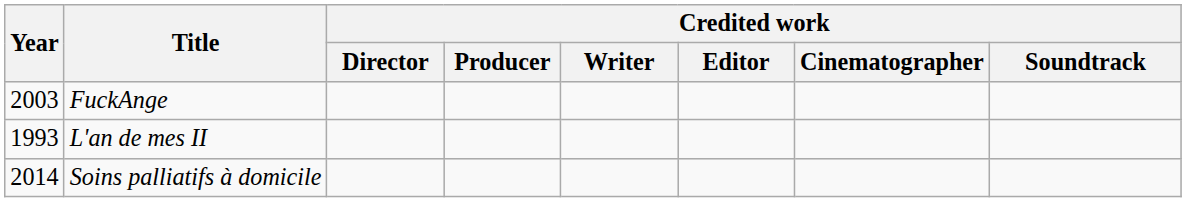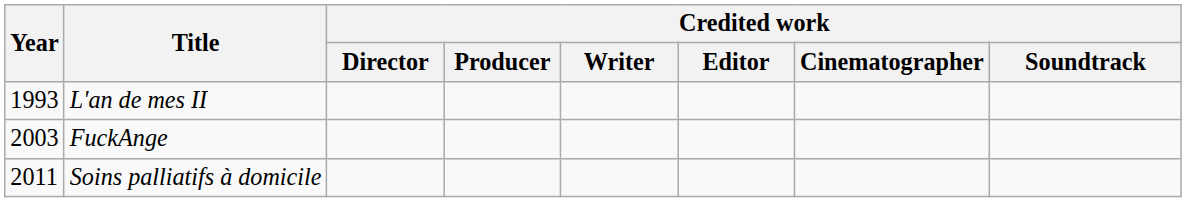rows swapped: (138, 138) <-> (119, 100)
(34, 176) 2014 -> (34, 176) 2011
